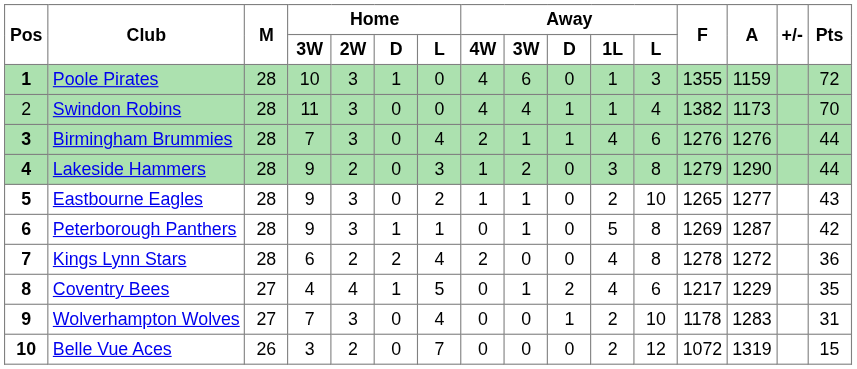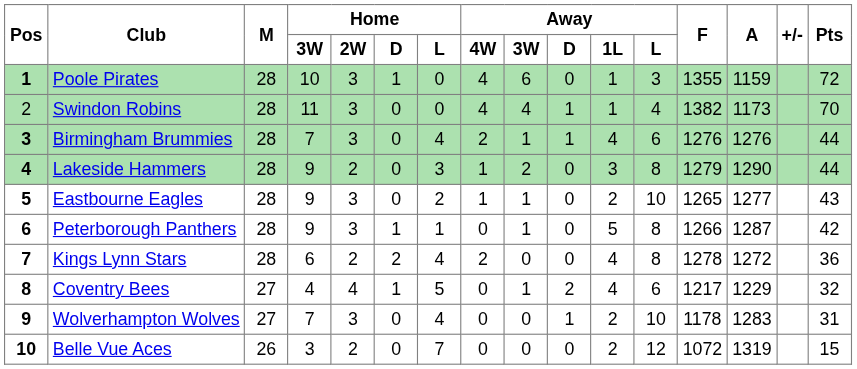(702, 229) 1269 -> (702, 229) 1266
(829, 289) 35 -> (829, 289) 32
